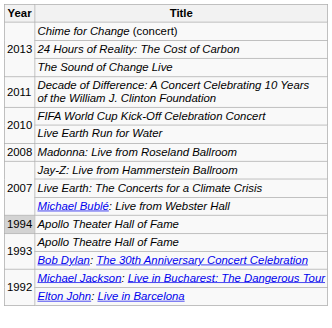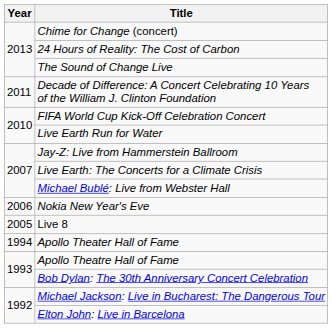- row: (137, 152)
+ row: (93, 206)
+ row: (53, 224)
(20, 224) lightgrey background -> (20, 242) no background
